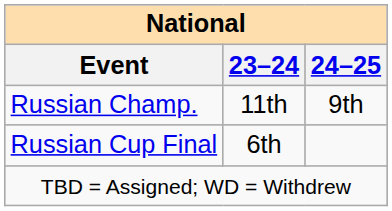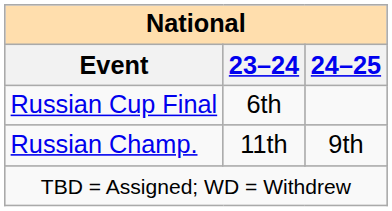rows swapped: (104, 104) <-> (114, 144)
